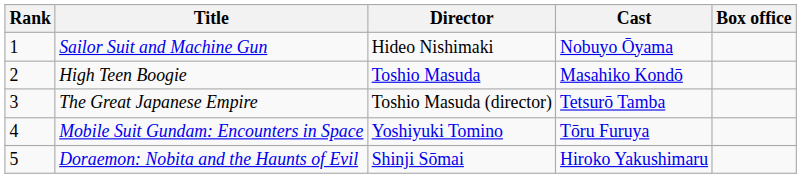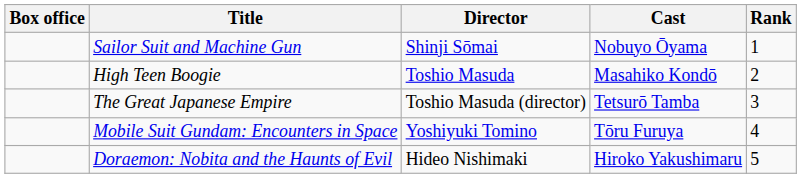columns swapped: (30, 18) <-> (754, 18)
(433, 46) Hideo Nishimaki -> (452, 46) Shinji Sōmai
(418, 159) Shinji Sōmai -> (467, 159) Hideo Nishimaki
